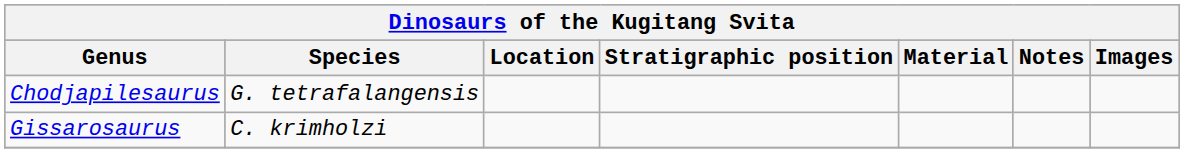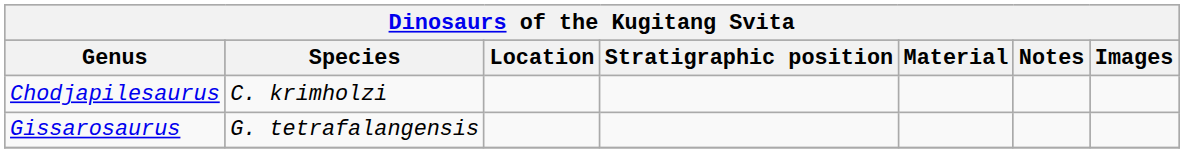(355, 94) G. tetrafalangensis -> (309, 94) C. krimholzi
(309, 129) C. krimholzi -> (355, 129) G. tetrafalangensis
